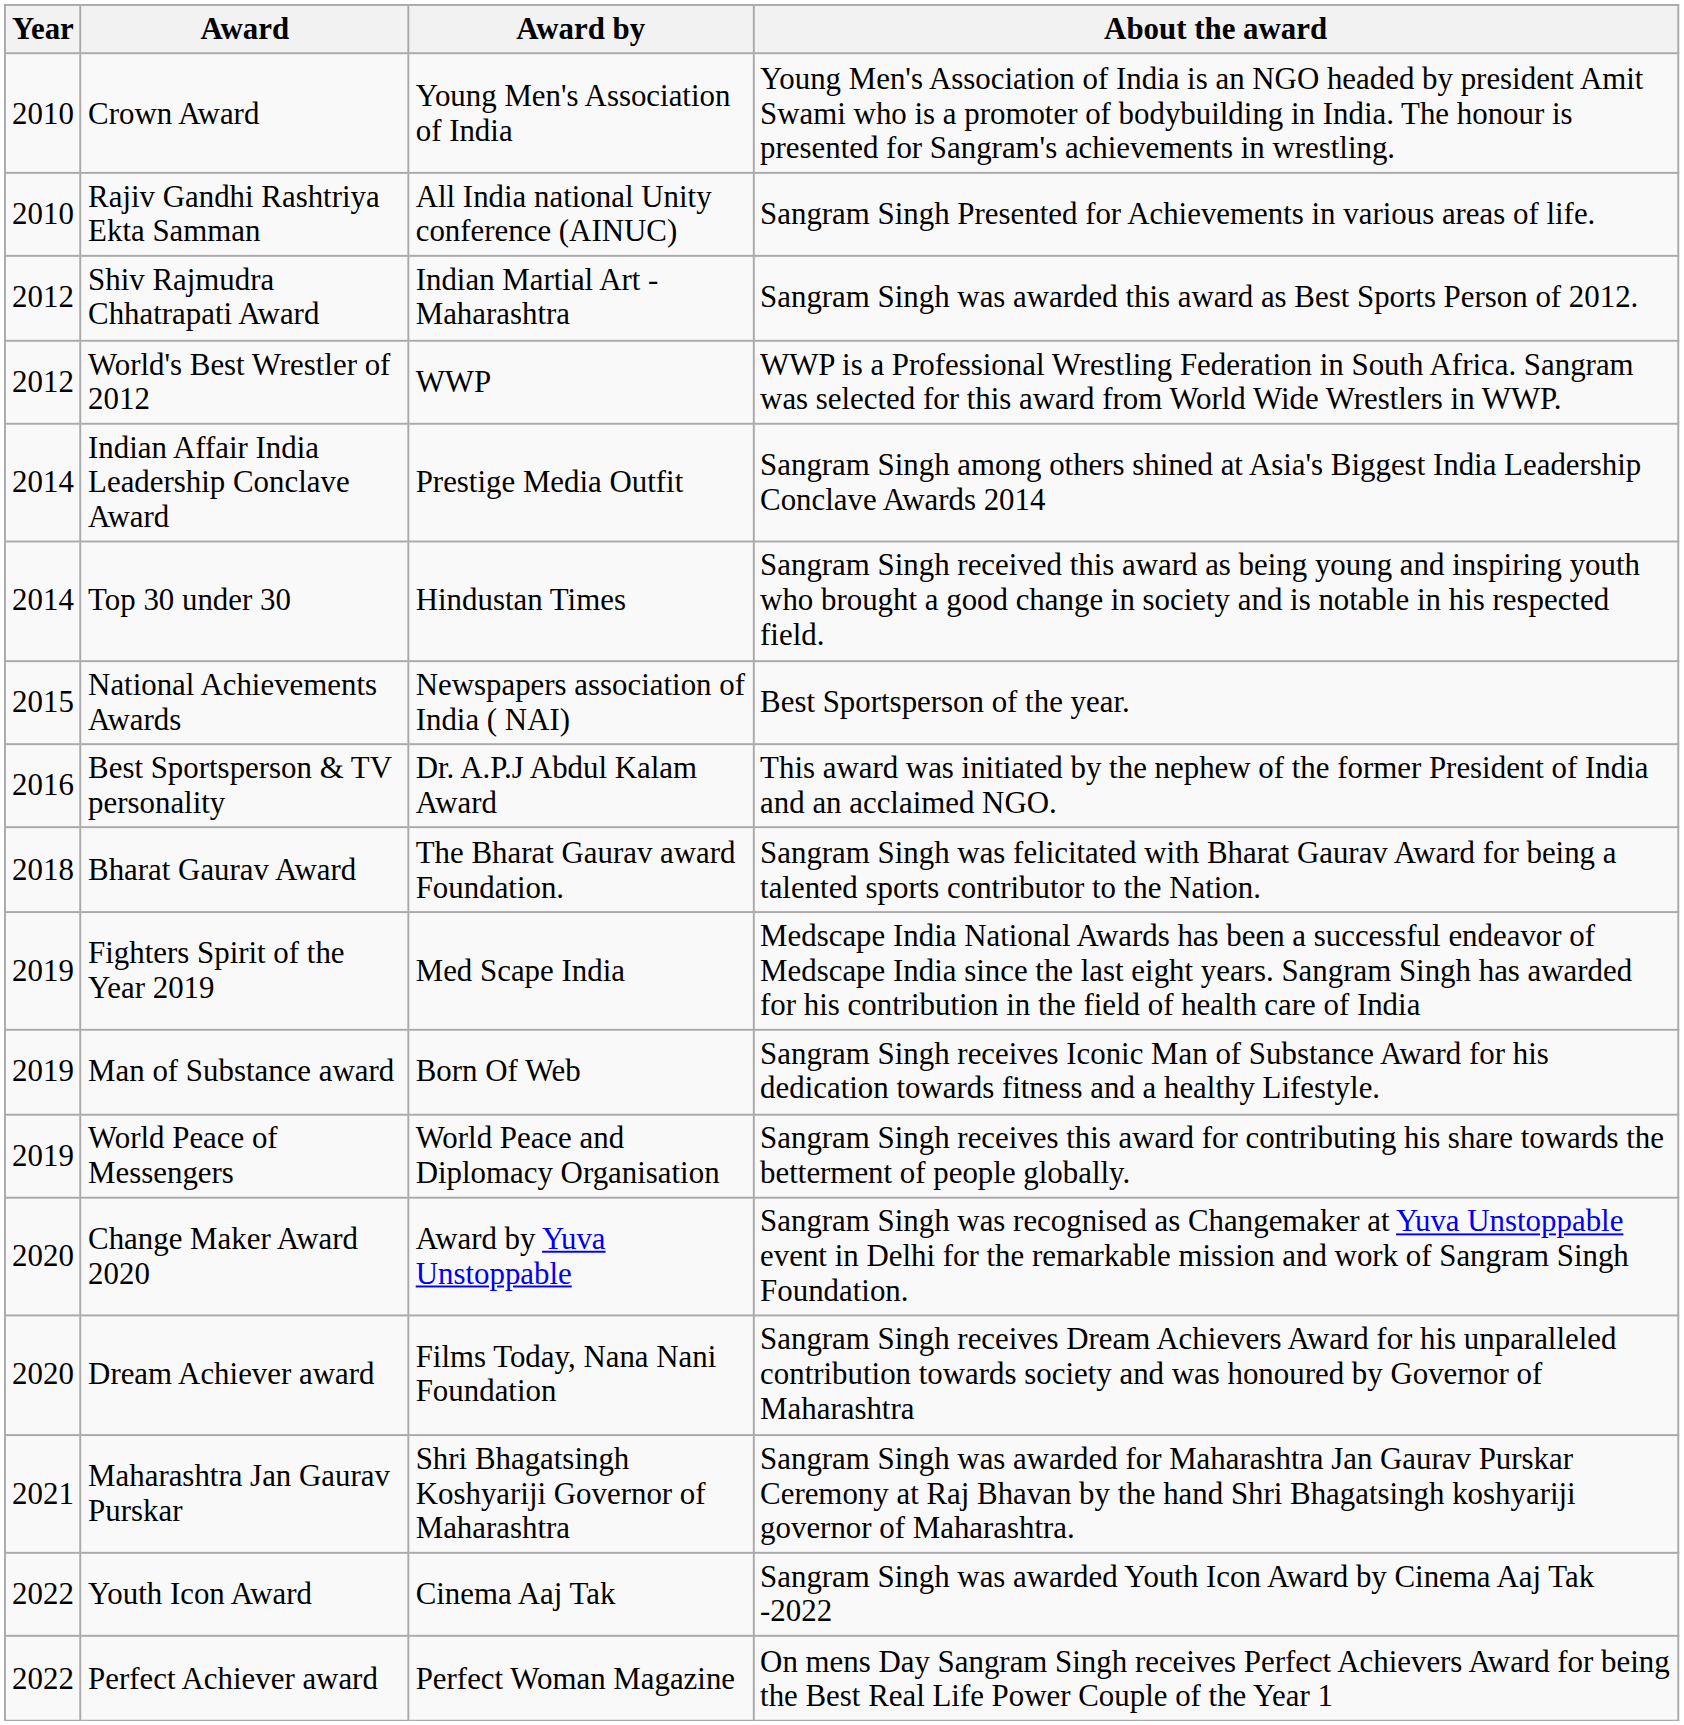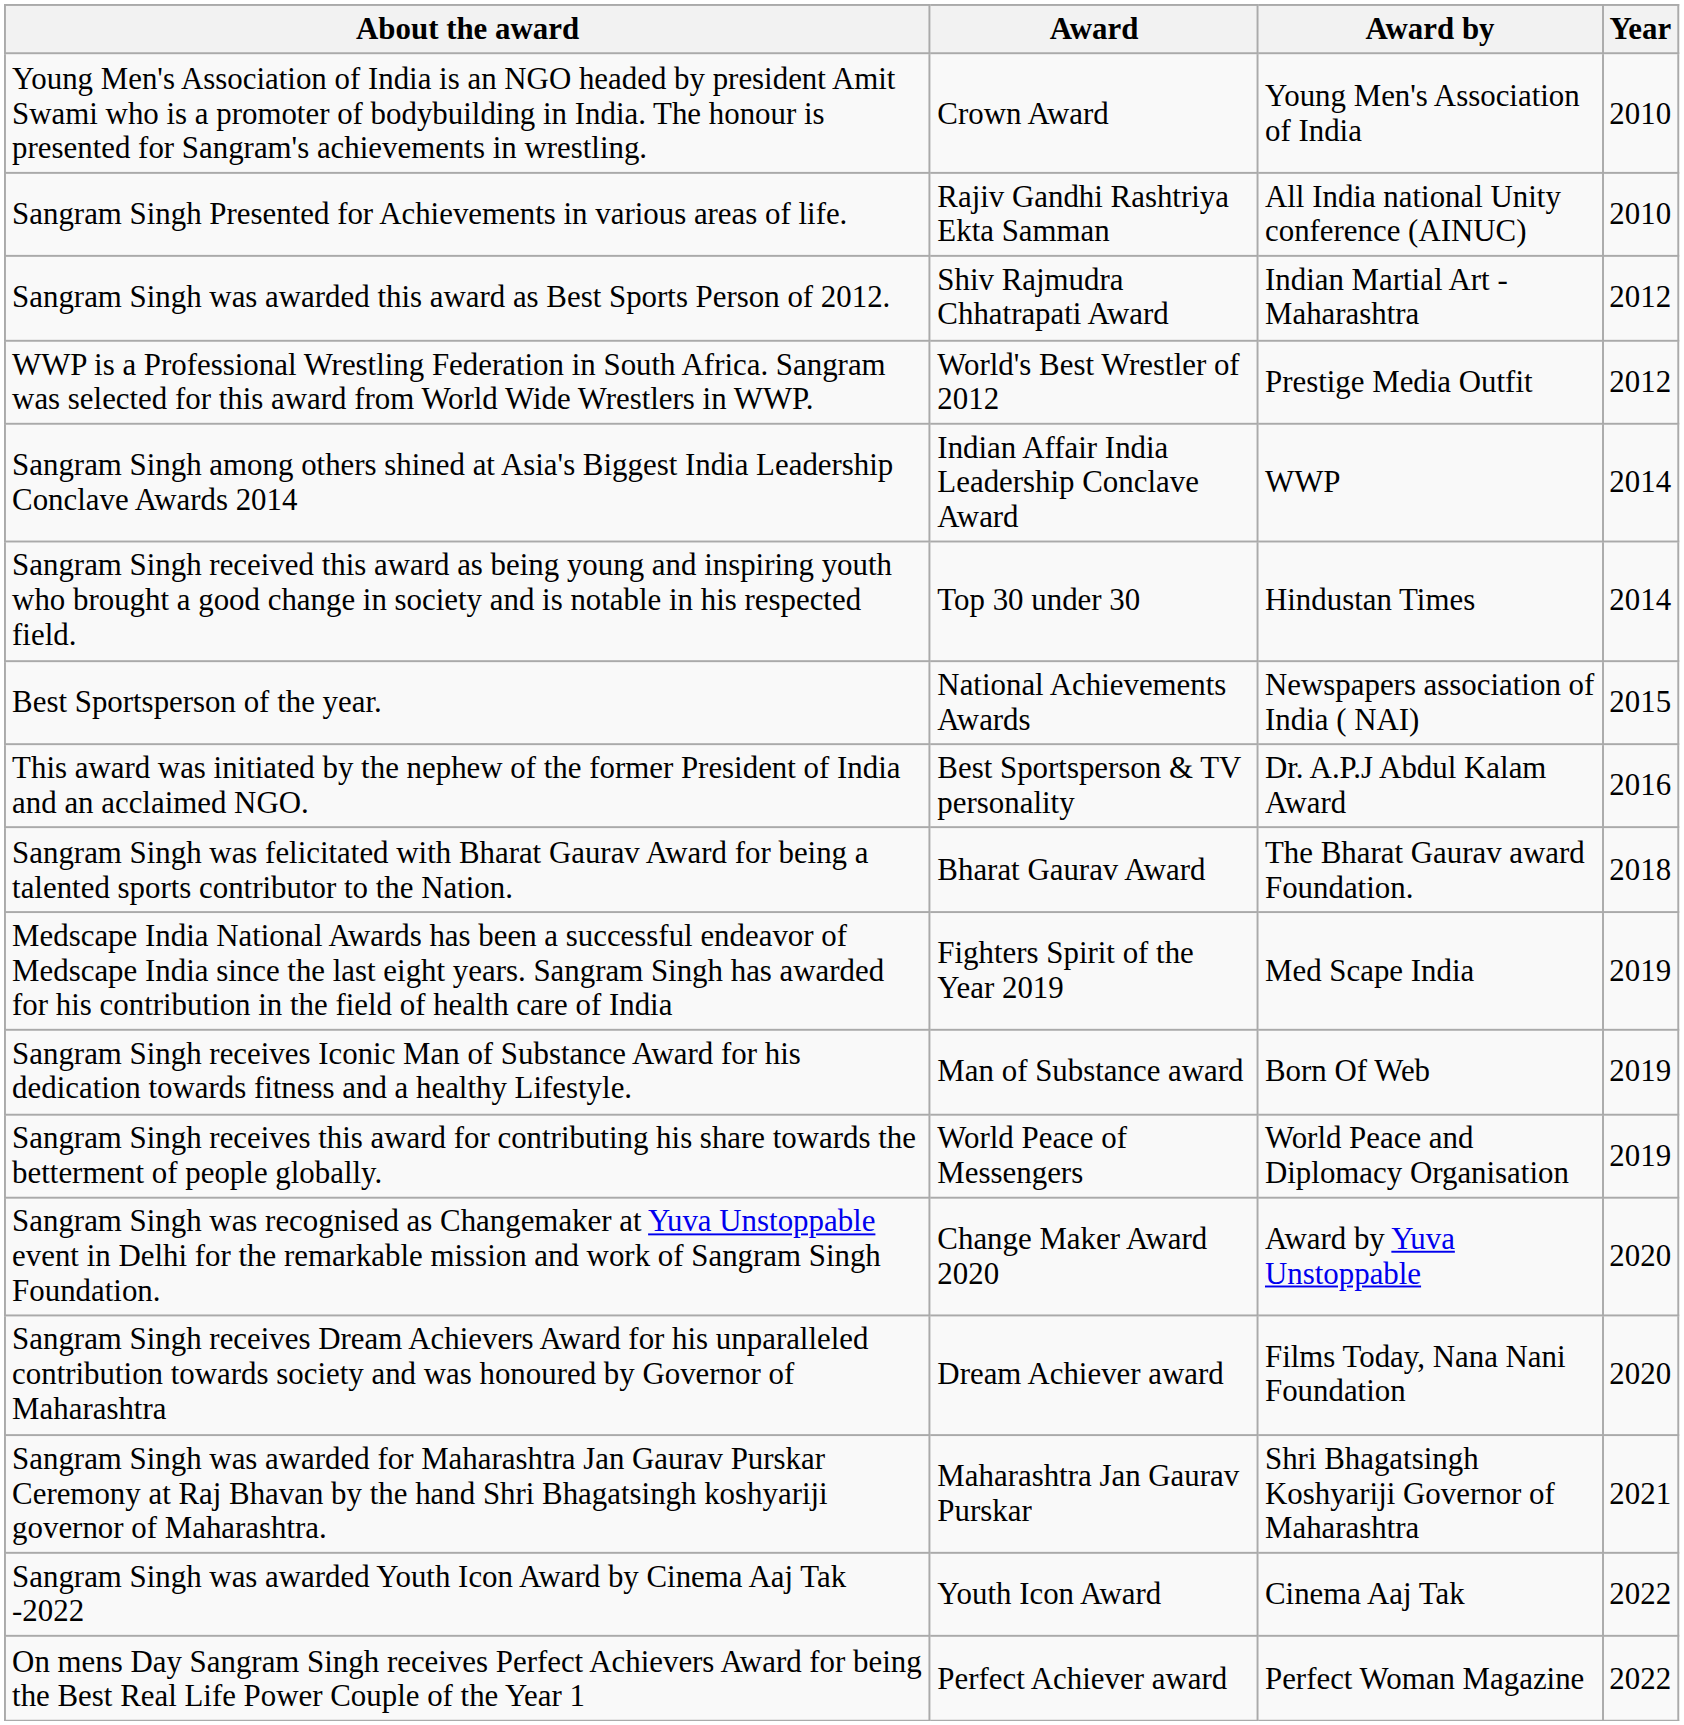columns swapped: (43, 28) <-> (1216, 28)
(453, 381) WWP -> (1399, 381) Prestige Media Outfit
(549, 482) Prestige Media Outfit -> (1303, 482) WWP
